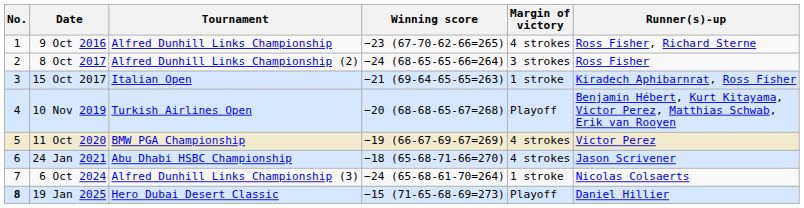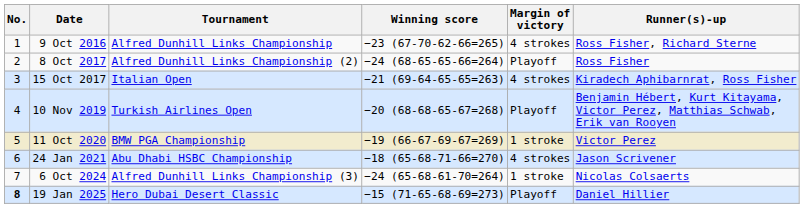(540, 62) 3 strokes -> (534, 62) Playoff
(537, 80) 1 stroke -> (540, 80) 4 strokes
(540, 141) 4 strokes -> (537, 141) 1 stroke
